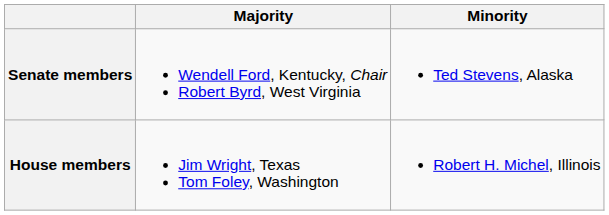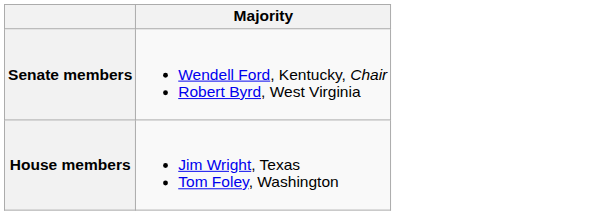- column: (497, 16)
